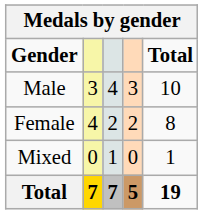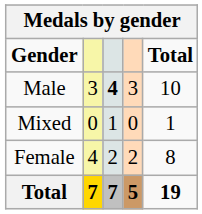(113, 89) normal -> (113, 89) bold
rows swapped: (44, 123) <-> (44, 157)
